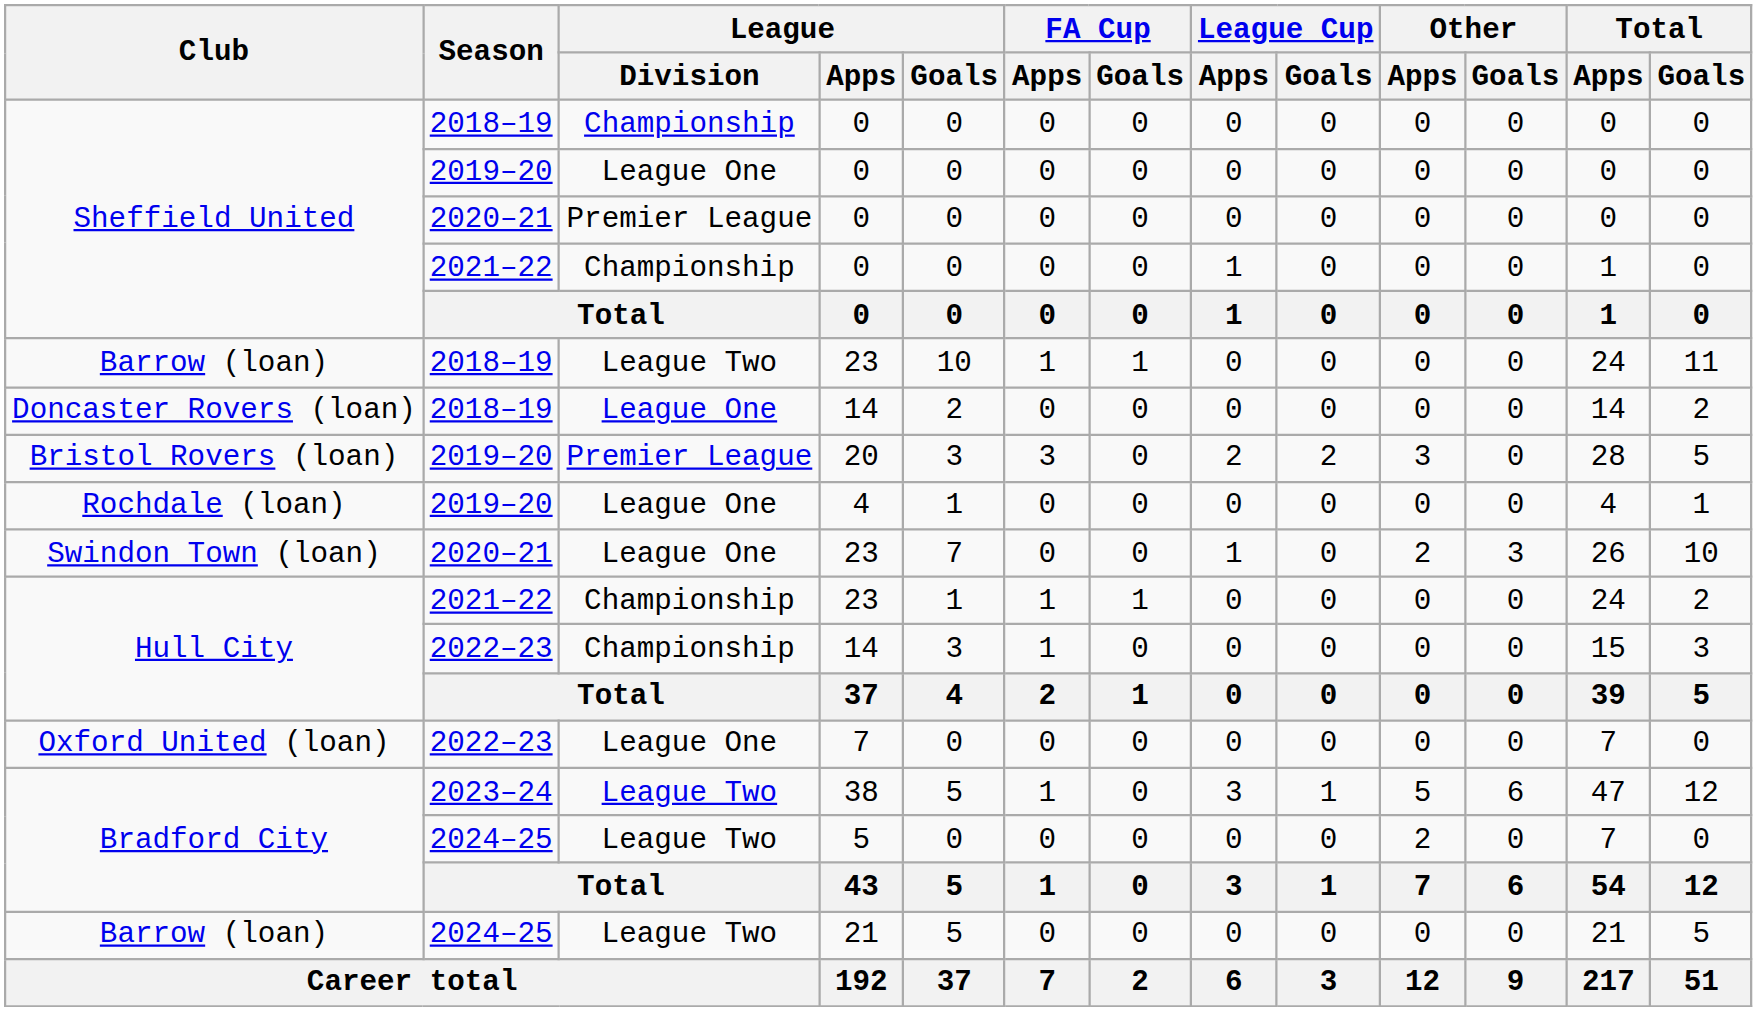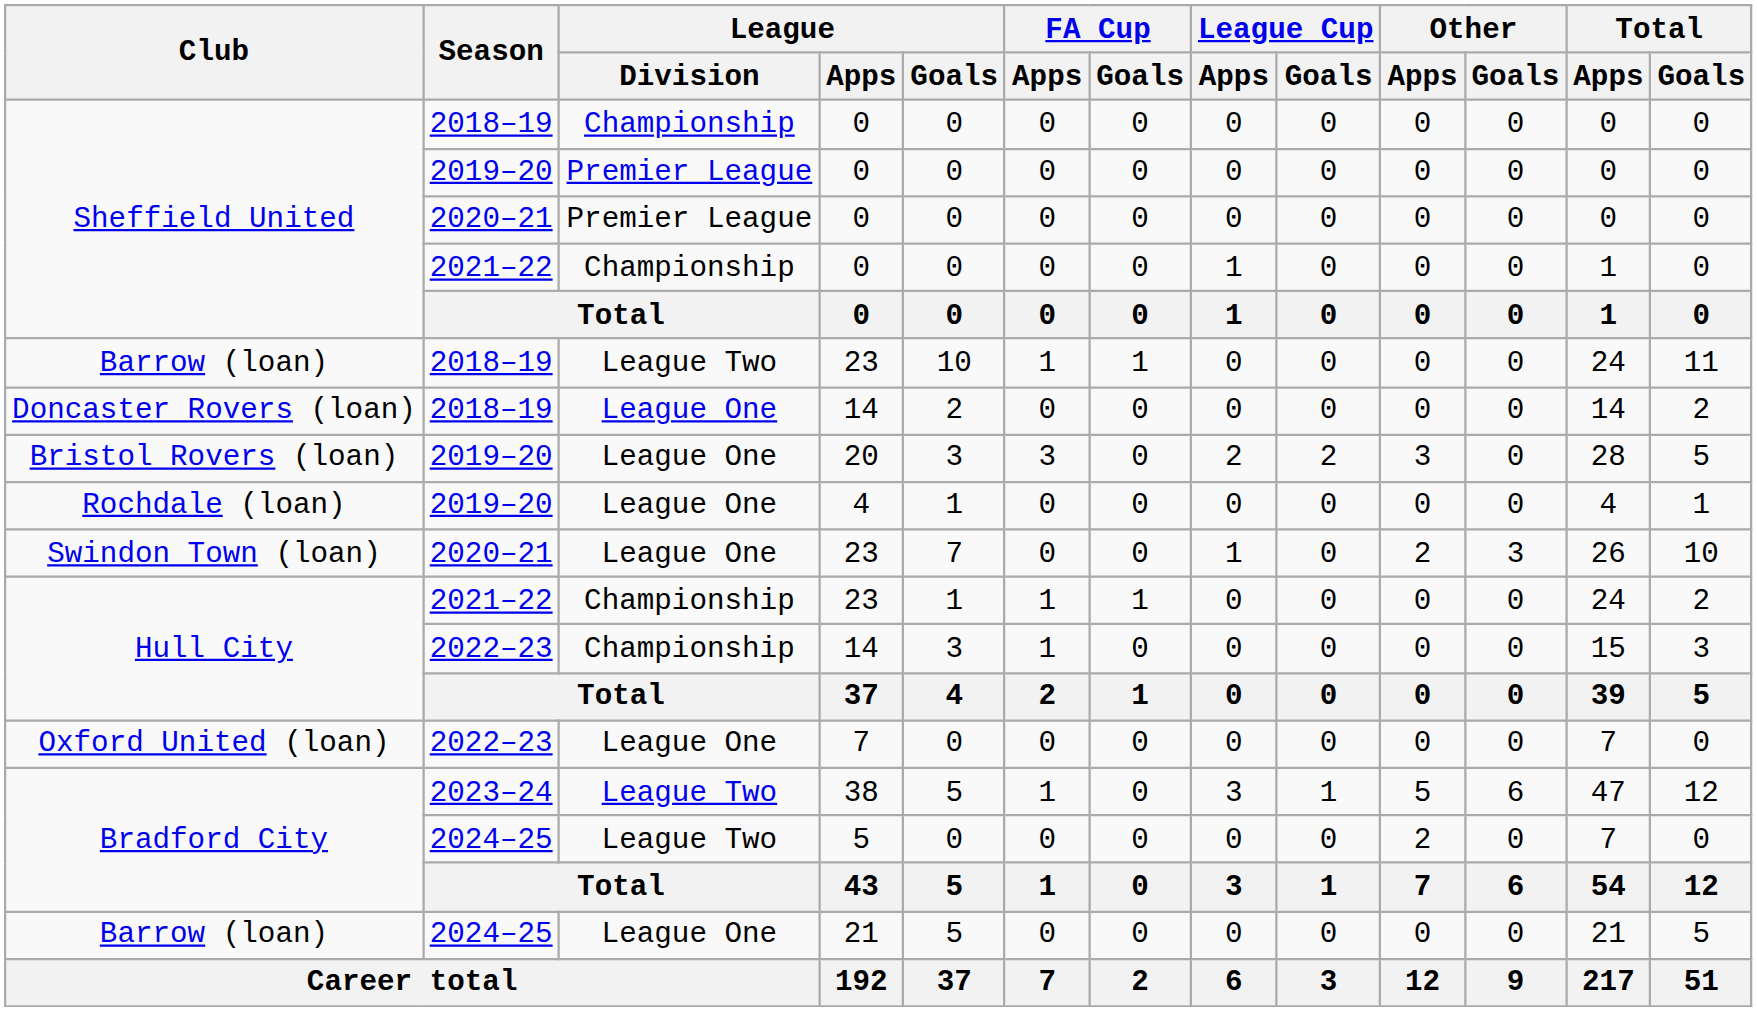(689, 172) League One -> (689, 172) Premier League
(689, 458) Premier League -> (689, 458) League One
(689, 935) League Two -> (689, 935) League One
